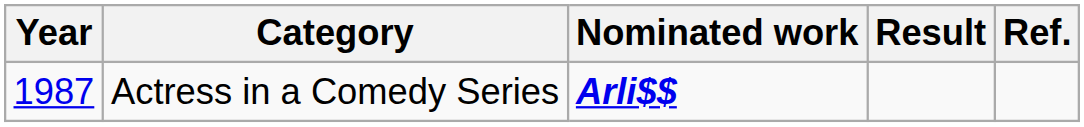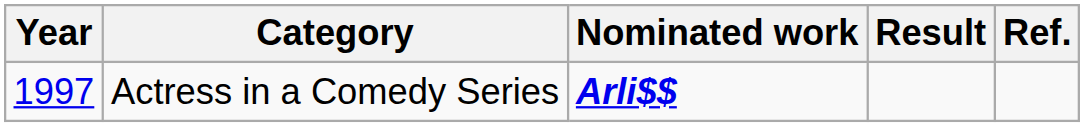(54, 90) 1987 -> (54, 90) 1997
